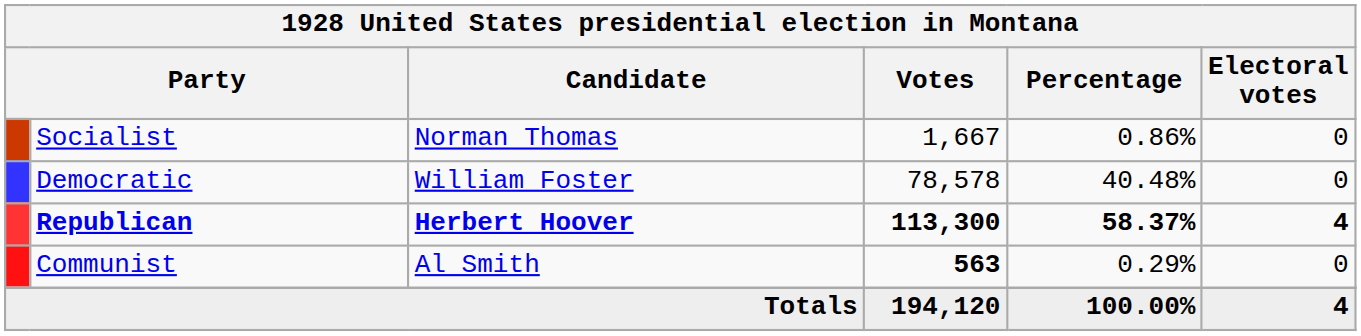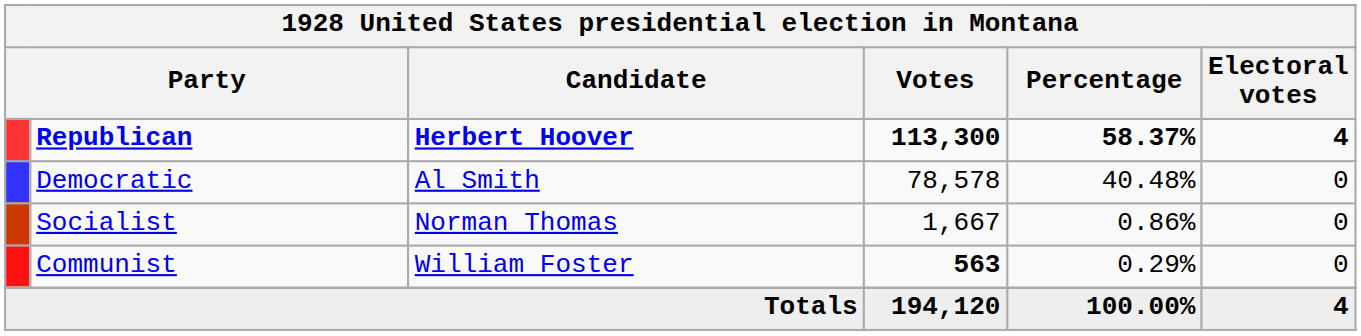rows swapped: (114, 224) <-> (107, 140)
(524, 182) William Foster -> (477, 182) Al Smith
(477, 266) Al Smith -> (524, 266) William Foster
